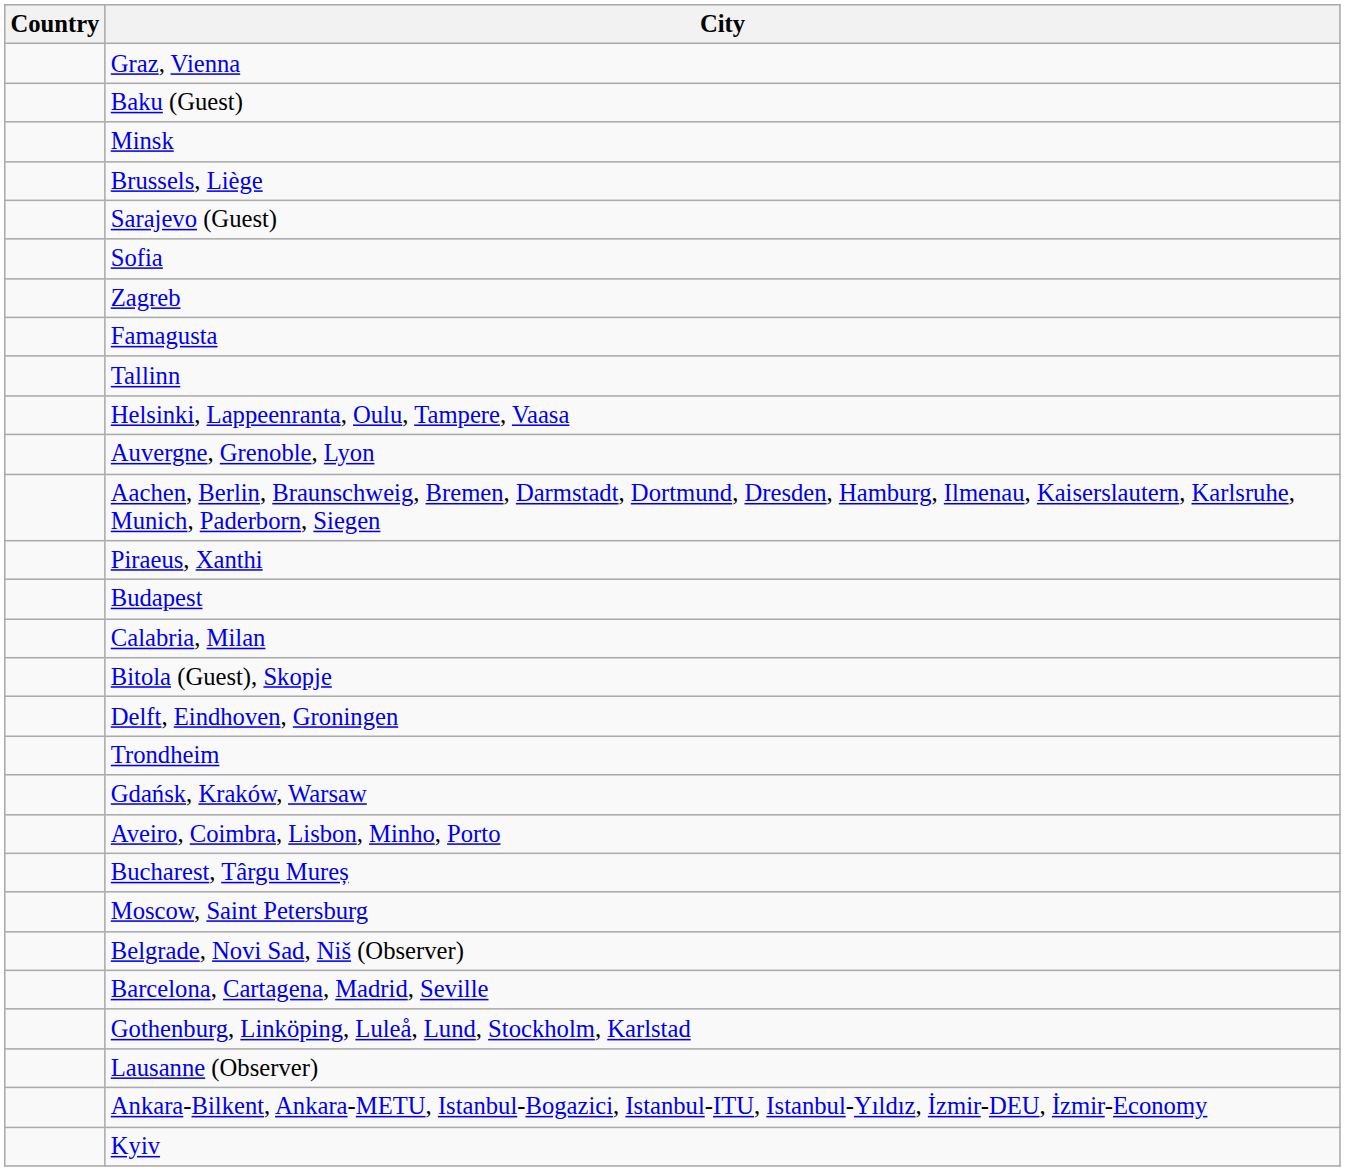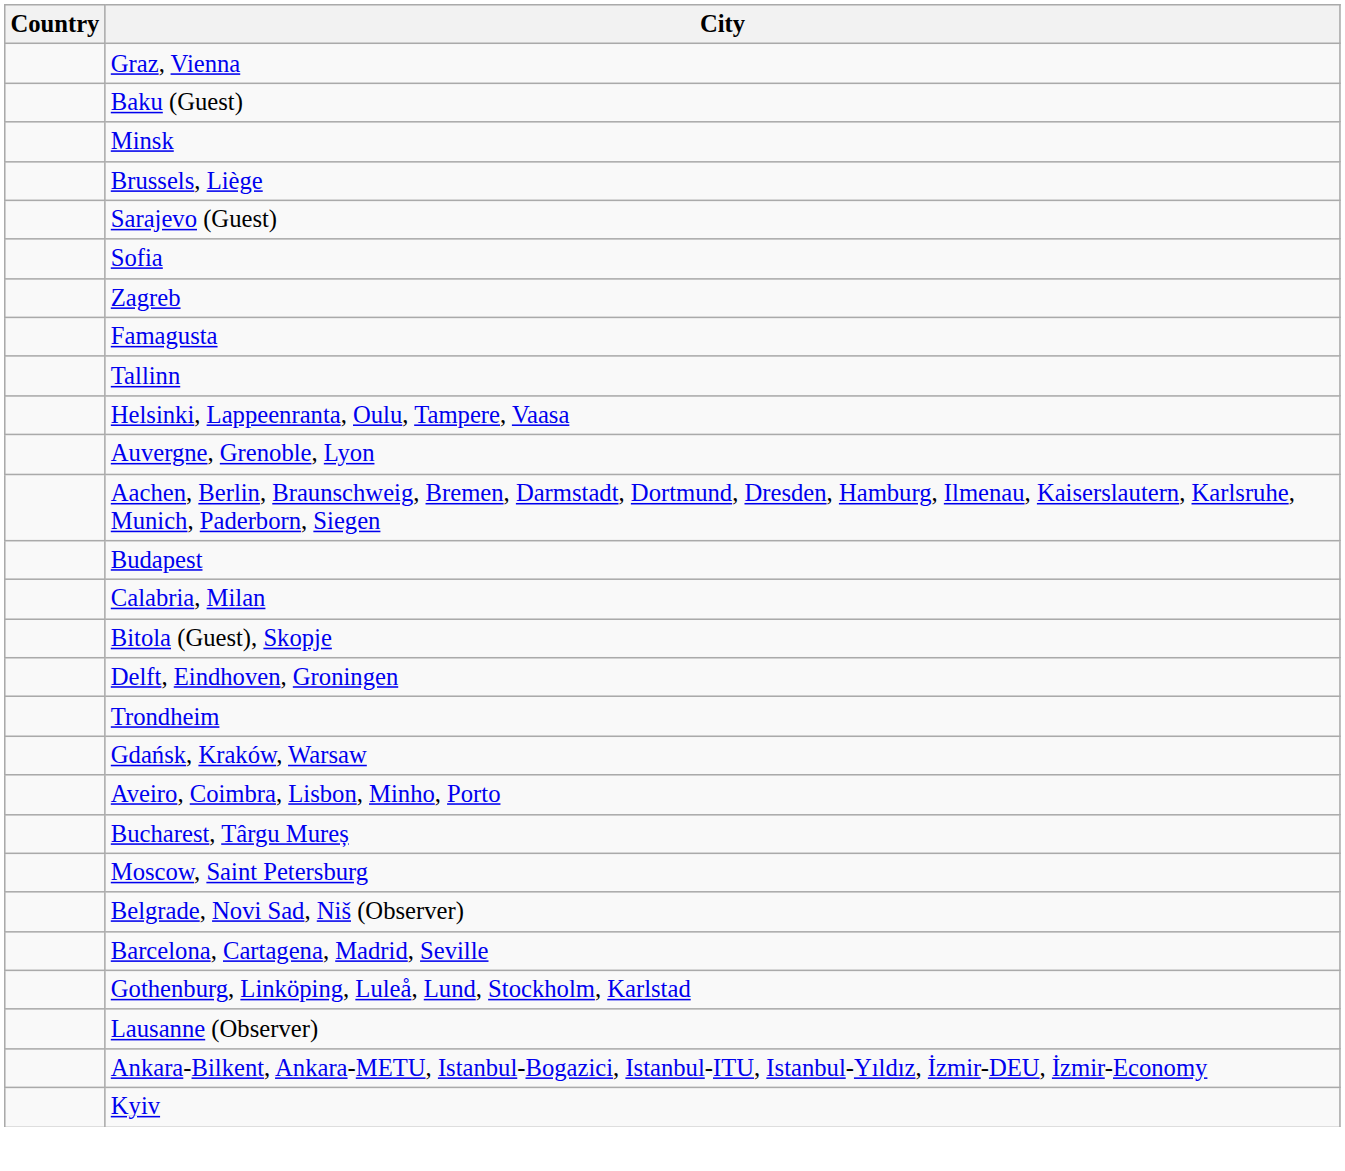- row: (187, 559)
